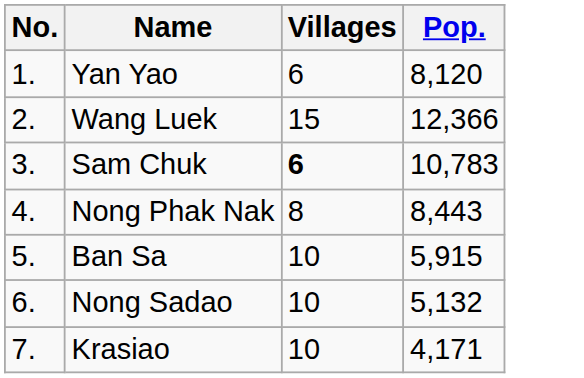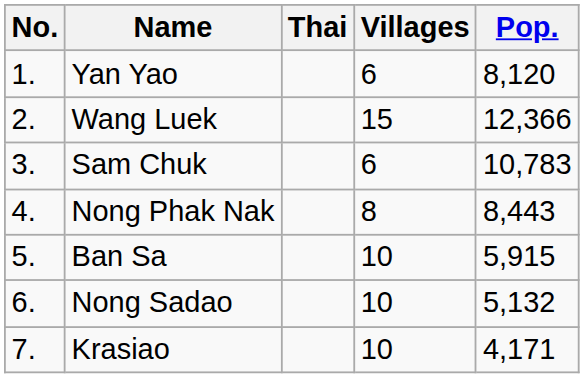+ column: (318, 27)
(296, 165) bold -> (369, 165) normal
